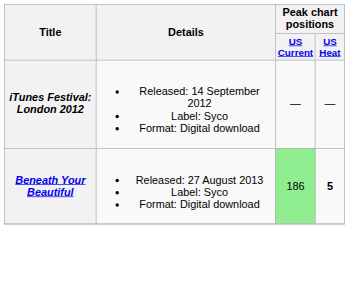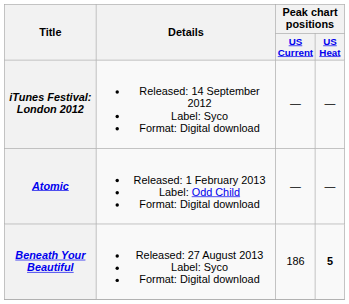+ row: (50, 186)
(295, 186) lightgreen background -> (295, 261) no background
